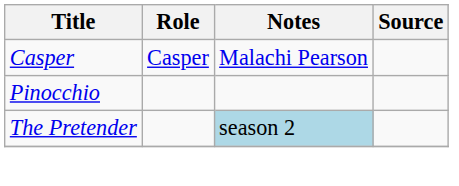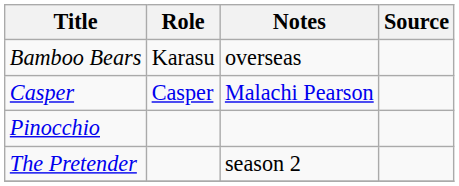+ row: (76, 57)
(257, 127) lightblue background -> (263, 163) no background
